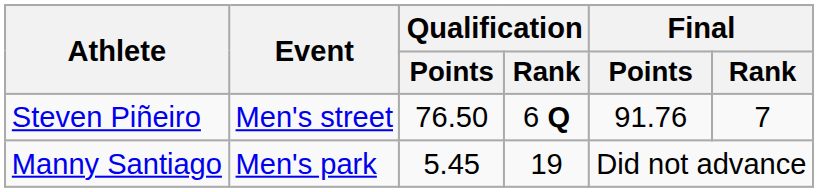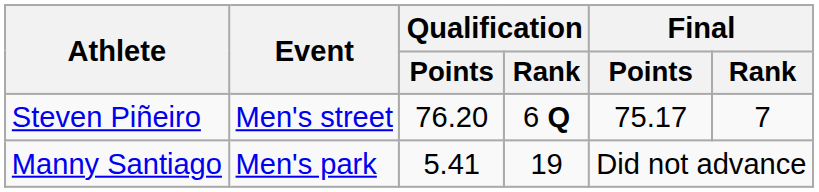(452, 118) 76.50 -> (452, 118) 76.20
(651, 118) 91.76 -> (651, 118) 75.17
(452, 164) 5.45 -> (452, 164) 5.41
